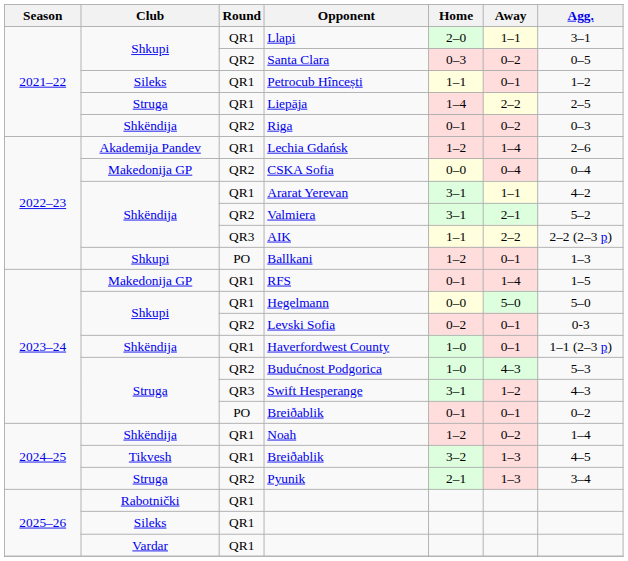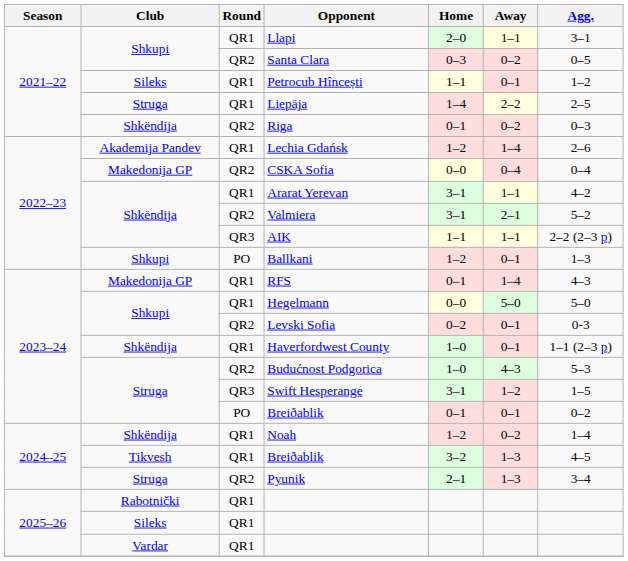(511, 236) 2–2 -> (511, 236) 1–1
(581, 280) 1–5 -> (581, 280) 4–3
(581, 390) 4–3 -> (581, 390) 1–5
